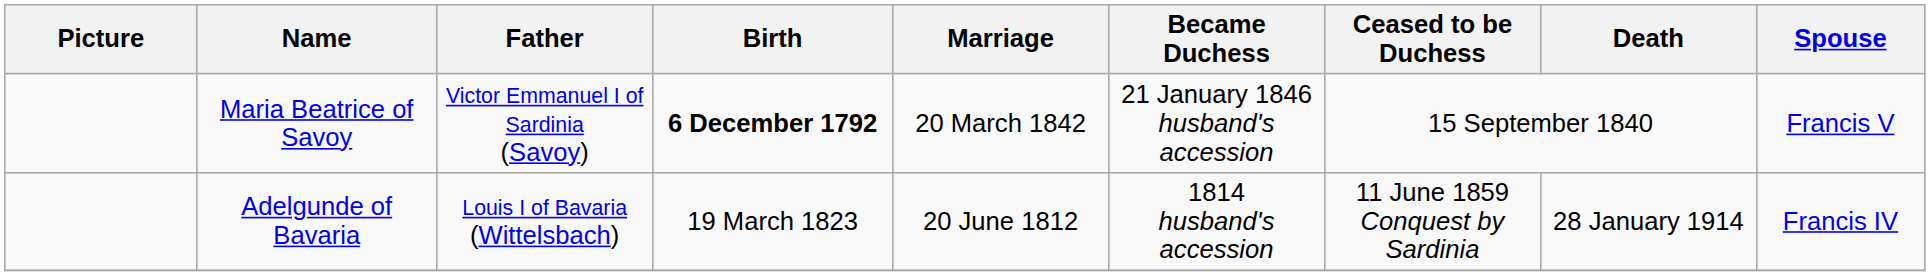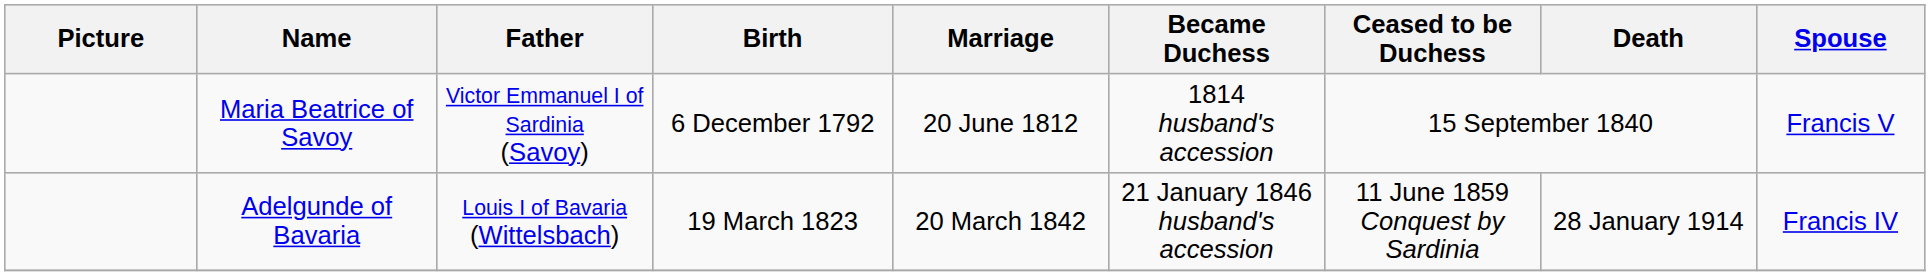(773, 123) bold -> (773, 123) normal
(1001, 123) 20 March 1842 -> (1001, 123) 20 June 1812
(1217, 123) 21 January 1846 husband's accession -> (1217, 123) 1814 husband's accession
(1001, 221) 20 June 1812 -> (1001, 221) 20 March 1842
(1217, 221) 1814 husband's accession -> (1217, 221) 21 January 1846 husband's accession
